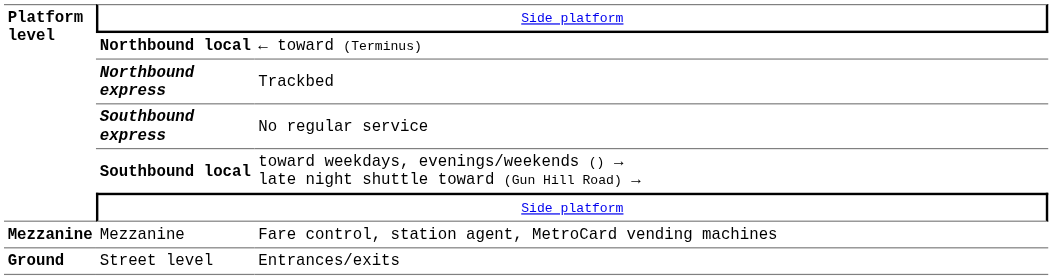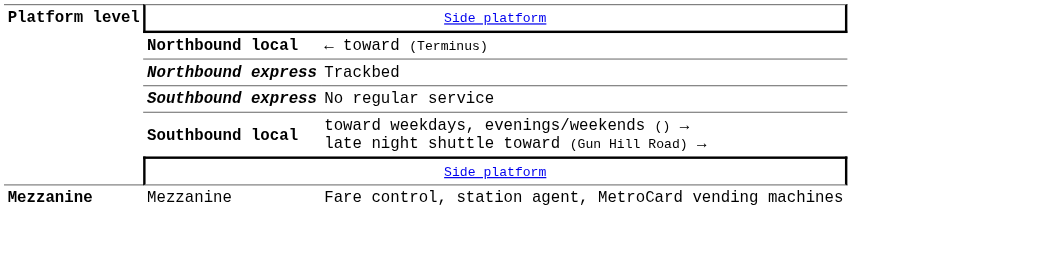- row: (156, 261)
